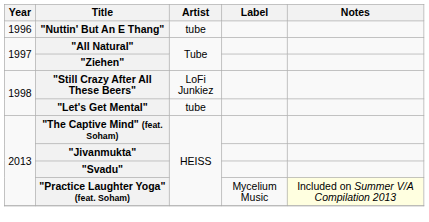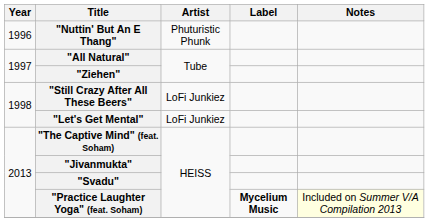(196, 29) tube -> (195, 35) Phuturistic Phunk
(196, 108) tube -> (195, 119) LoFi Junkiez
(255, 192) normal -> (264, 203) bold
